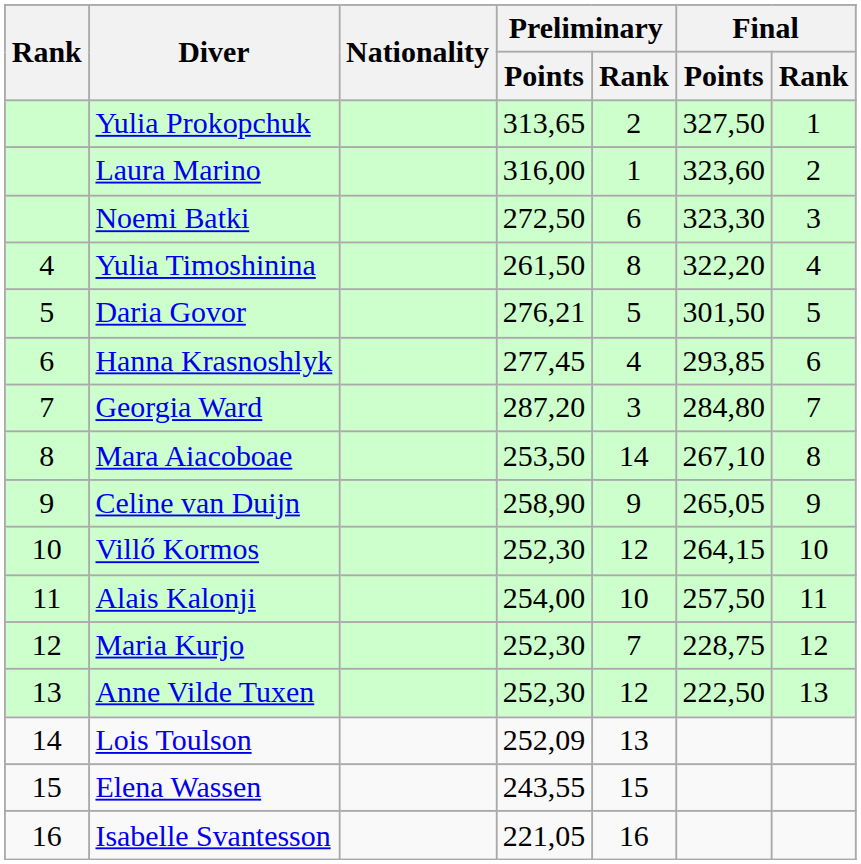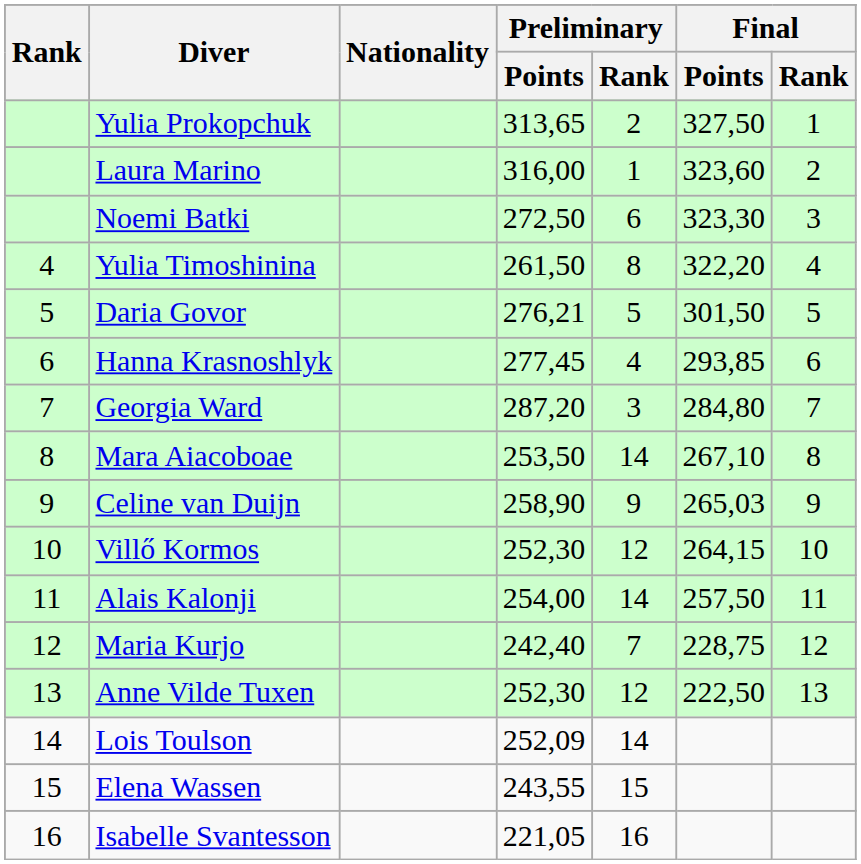(724, 502) 265,05 -> (724, 502) 265,03
(634, 597) 10 -> (634, 597) 14
(544, 645) 252,30 -> (544, 645) 242,40
(634, 739) 13 -> (634, 739) 14
